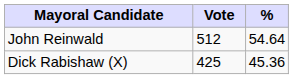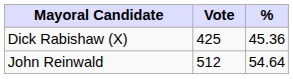rows swapped: (56, 39) <-> (68, 62)
